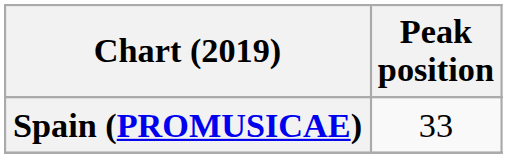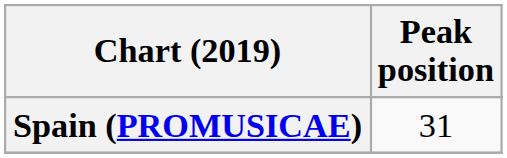(436, 124) 33 -> (436, 124) 31
